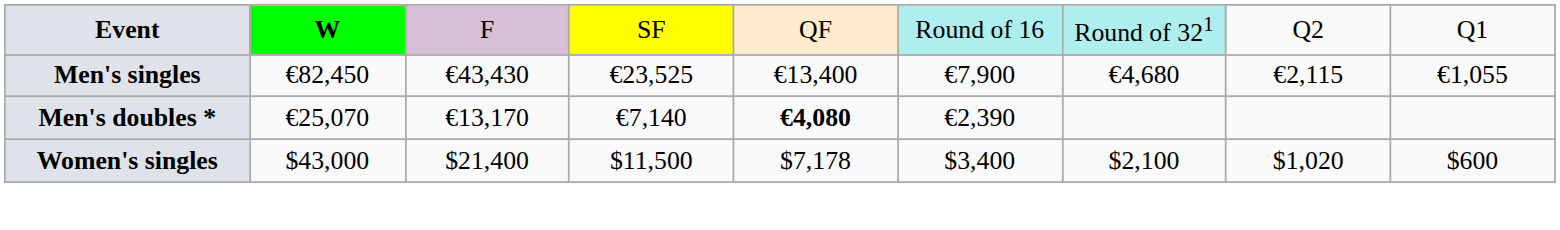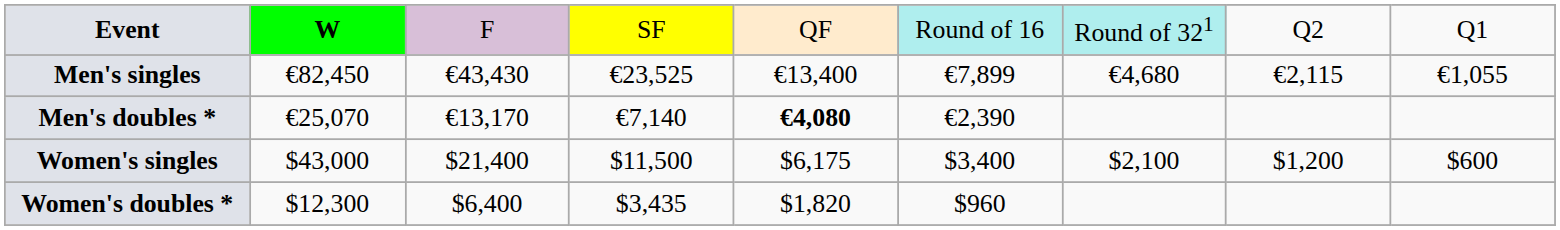(980, 75) €7,900 -> (980, 75) €7,899
(816, 160) $7,178 -> (816, 160) $6,175
(1308, 160) $1,020 -> (1308, 160) $1,200
+ row: (127, 202)
